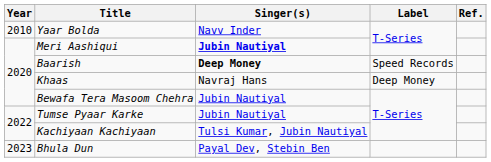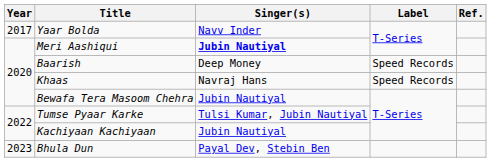(19, 30) 2010 -> (19, 30) 2017
(230, 64) bold -> (230, 64) normal
(404, 81) Deep Money -> (413, 81) Speed Records
(242, 115) Jubin Nautiyal -> (283, 115) Tulsi Kumar, Jubin Nautiyal
(283, 132) Tulsi Kumar, Jubin Nautiyal -> (242, 132) Jubin Nautiyal
